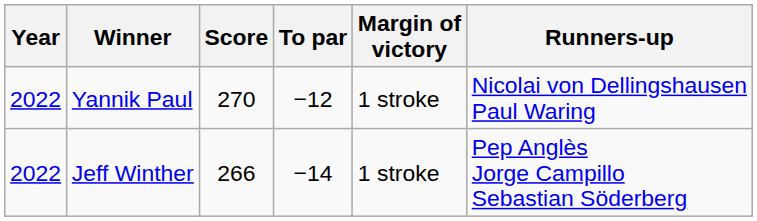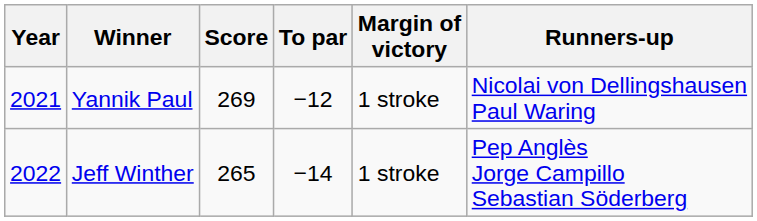(36, 98) 2022 -> (36, 98) 2021
(236, 98) 270 -> (236, 98) 269
(236, 173) 266 -> (236, 173) 265
